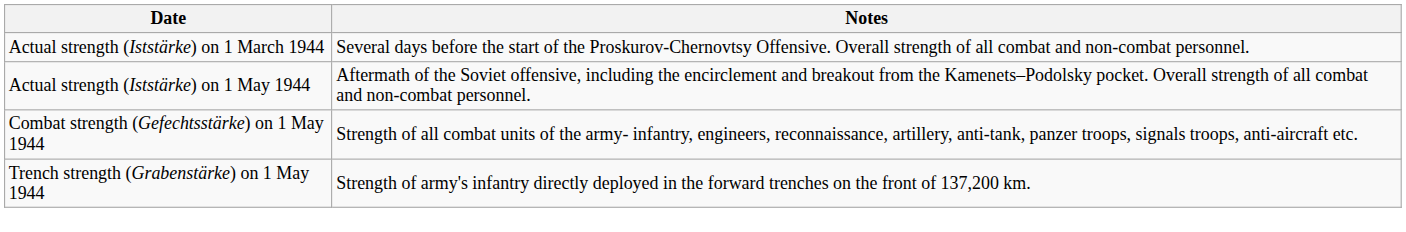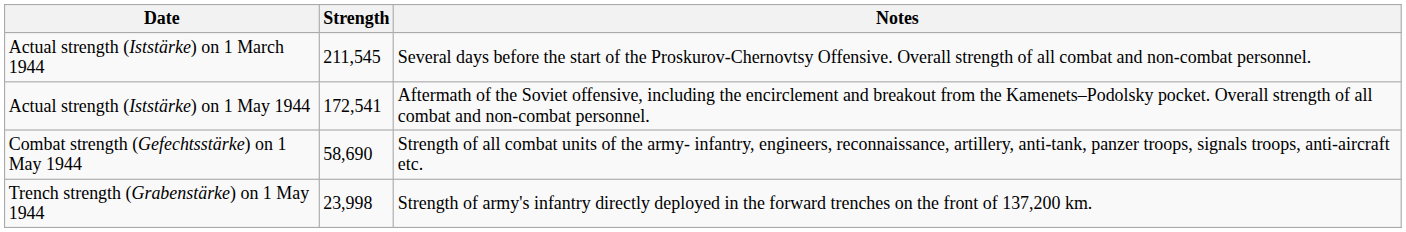+ column: (356, 18)
